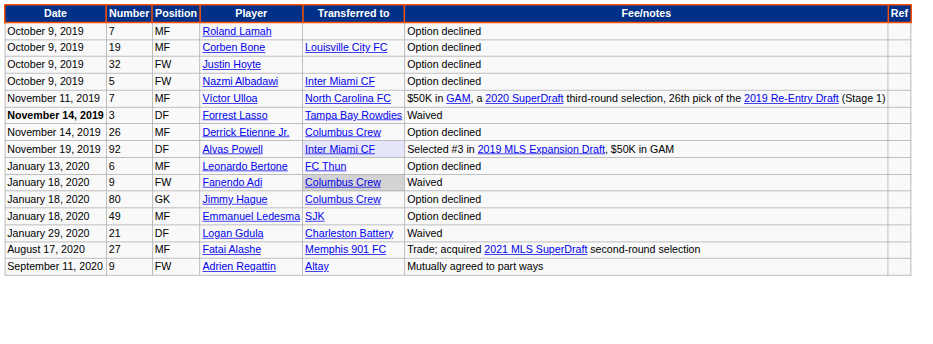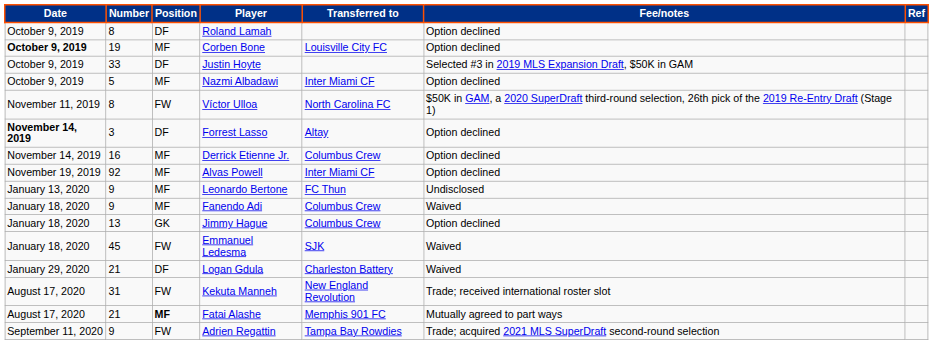(112, 31) 7 -> (112, 31) 8
(162, 31) MF -> (162, 31) DF
(45, 48) normal -> (47, 48) bold
(115, 65) 32 -> (114, 65) 33
(163, 65) FW -> (162, 65) DF
(444, 65) Option declined -> (560, 65) Selected #3 in 2019 MLS Expansion Draft, $50K in GAM
(163, 82) FW -> (162, 82) MF
(112, 99) 7 -> (112, 105) 8
(162, 99) MF -> (163, 105) FW
(354, 116) Tampa Bay Rowdies -> (317, 133) Altay
(425, 116) Waived -> (463, 133) Option declined
(115, 133) 26 -> (114, 156) 16
(162, 149) DF -> (162, 173) MF
(340, 149) lavender background -> (340, 173) no background
(541, 149) Selected #3 in 2019 MLS Expansion Draft, $50K in GAM -> (463, 173) Option declined
(112, 166) 6 -> (112, 190) 9
(444, 166) Option declined -> (455, 190) Undisclosed
(163, 183) FW -> (162, 207) MF
(343, 183) lightgrey background -> (343, 207) no background
(115, 200) 80 -> (114, 224) 13
(115, 217) 49 -> (114, 246) 45
(162, 217) MF -> (163, 246) FW
(444, 217) Option declined -> (444, 246) Waived
+ row: (240, 292)
(115, 250) 27 -> (114, 315) 21
(162, 250) normal -> (162, 315) bold
(554, 250) Trade; acquired 2021 MLS SuperDraft second-round selection -> (494, 315) Mutually agreed to part ways
(317, 267) Altay -> (353, 331) Tampa Bay Rowdies
(475, 267) Mutually agreed to part ways -> (573, 331) Trade; acquired 2021 MLS SuperDraft second-round selection
